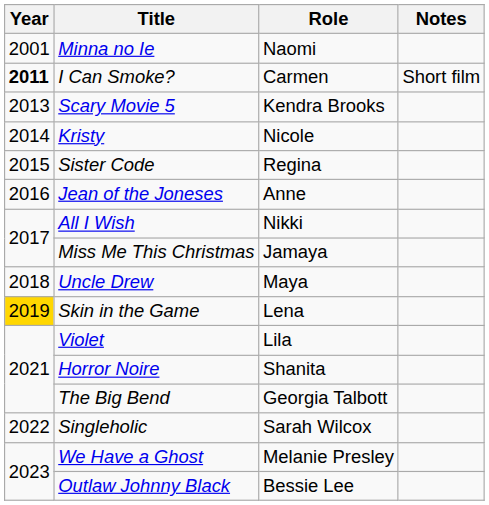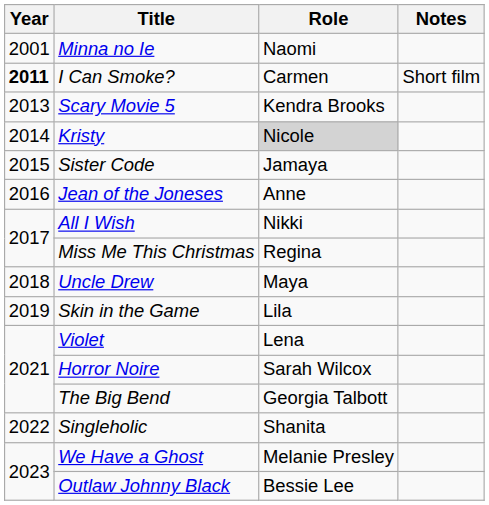(289, 135) no background -> (289, 135) lightgrey background
(292, 164) Regina -> (295, 164) Jamaya
(295, 252) Jamaya -> (292, 252) Regina
(29, 310) gold background -> (29, 310) no background
(283, 310) Lena -> (277, 310) Lila
(277, 340) Lila -> (283, 340) Lena
(294, 369) Shanita -> (317, 369) Sarah Wilcox
(317, 427) Sarah Wilcox -> (294, 427) Shanita
